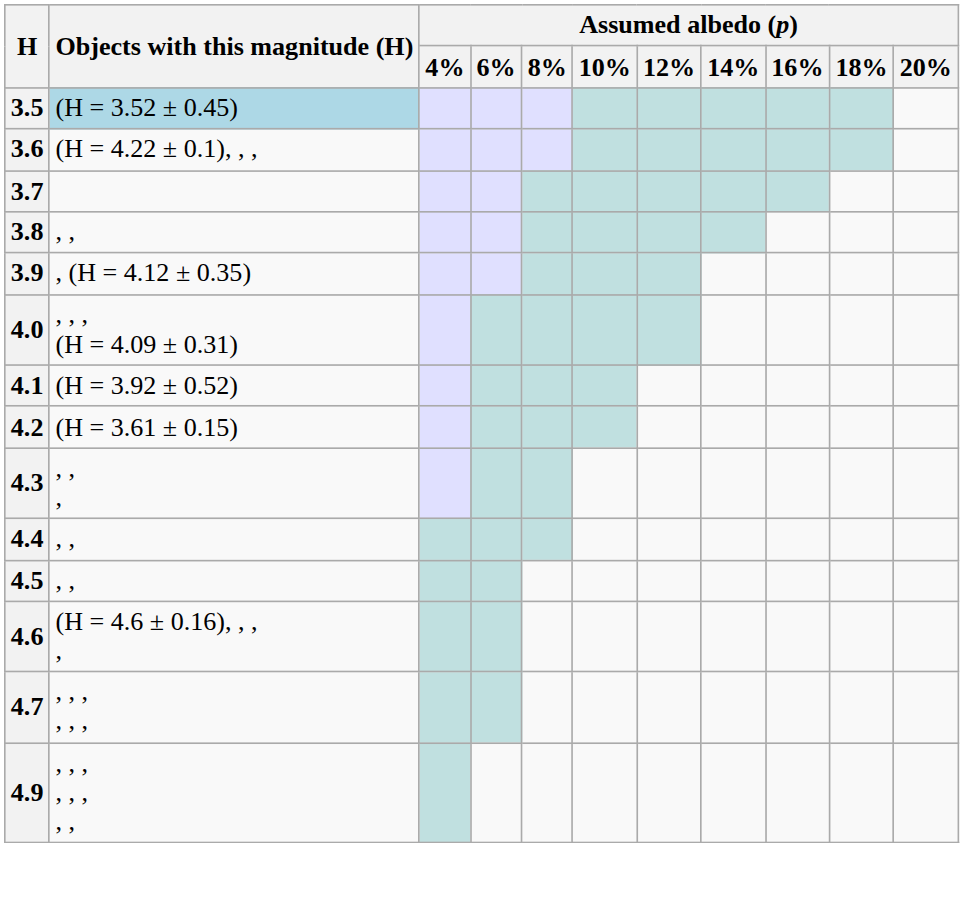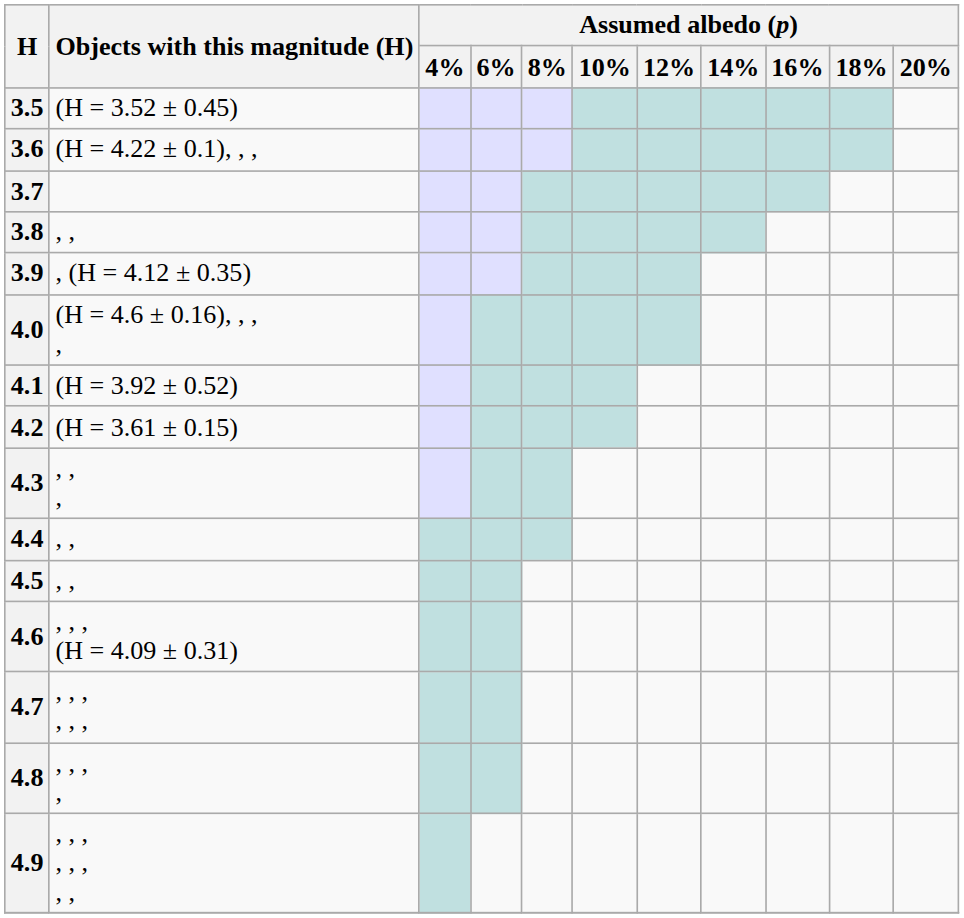(147, 107) lightblue background -> (147, 107) no background
(147, 329) , , , (H = 4.09 ± 0.31) -> (157, 329) (H = 4.6 ± 0.16), , , ,
(157, 636) (H = 4.6 ± 0.16), , , , -> (147, 636) , , , (H = 4.09 ± 0.31)
+ row: (27, 777)
